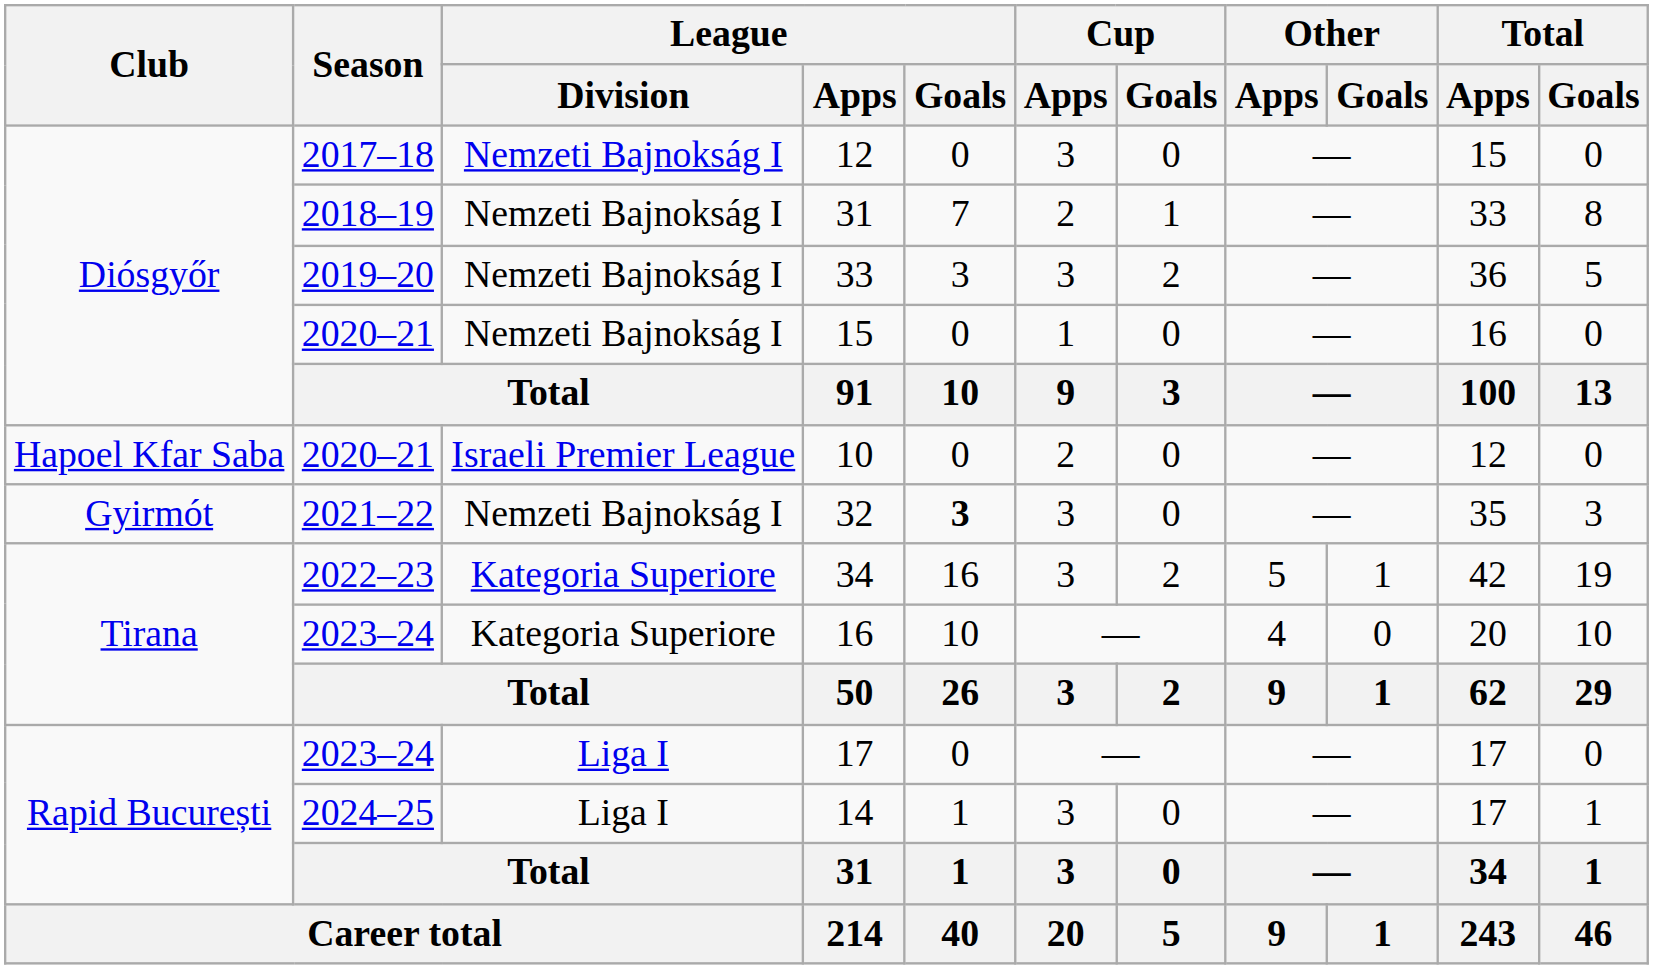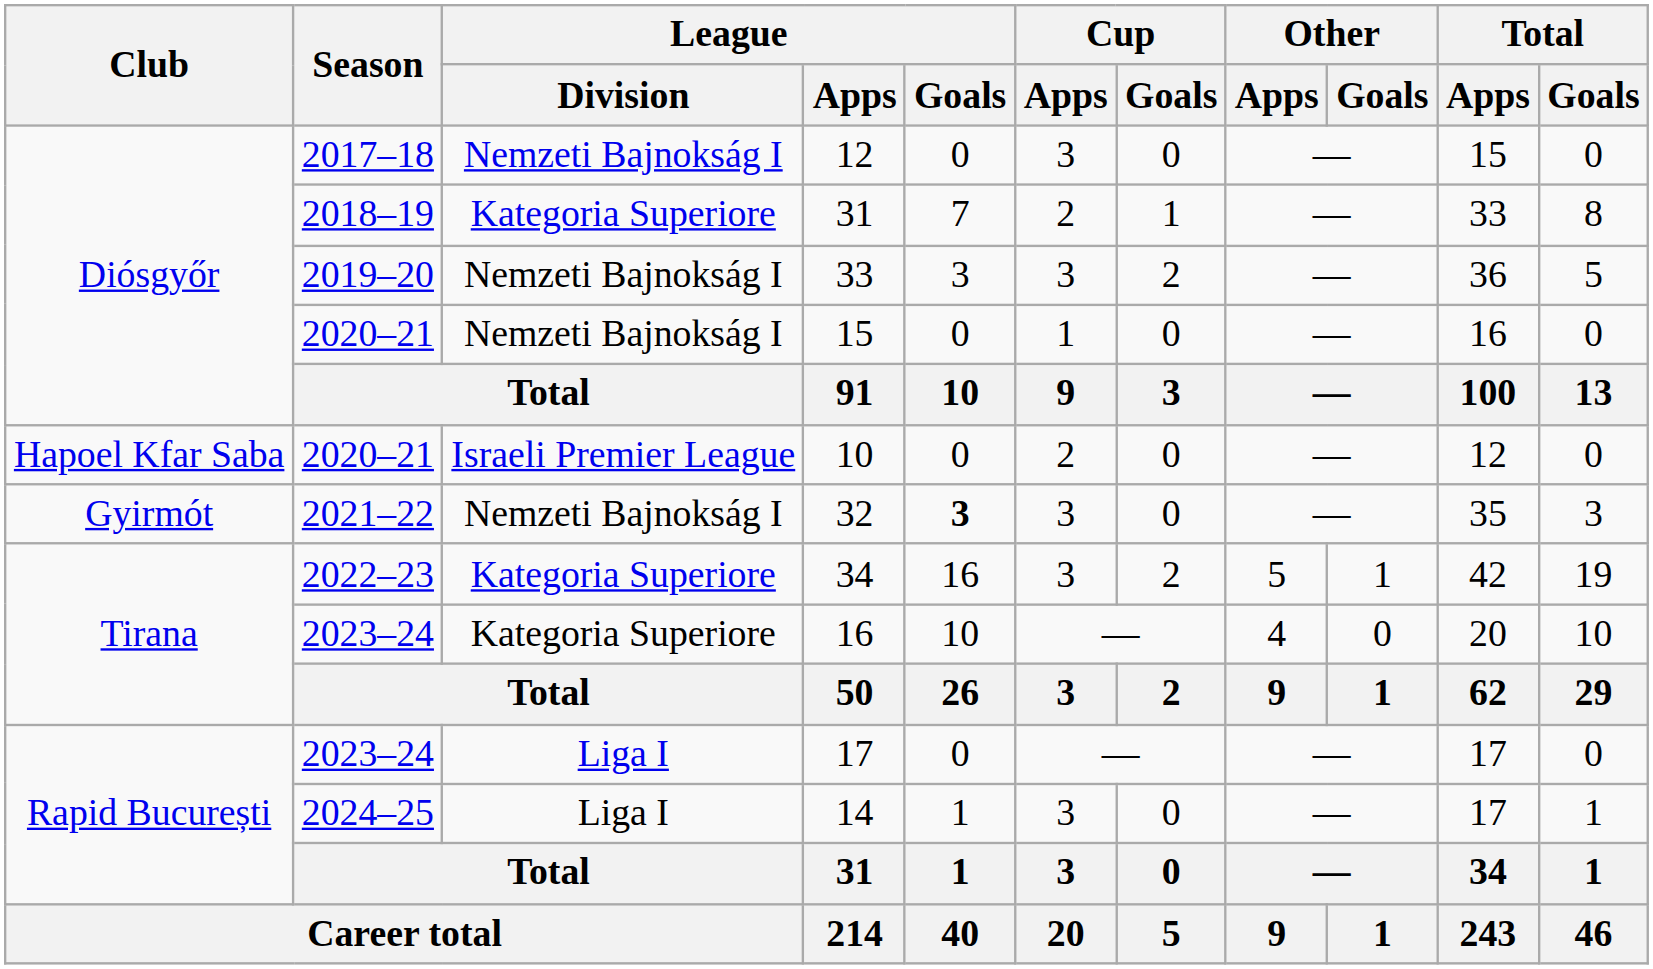(623, 214) Nemzeti Bajnokság I -> (623, 214) Kategoria Superiore
